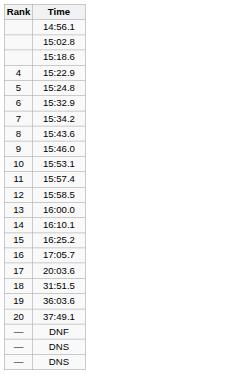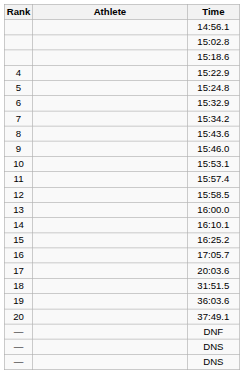+ column: (110, 12)
